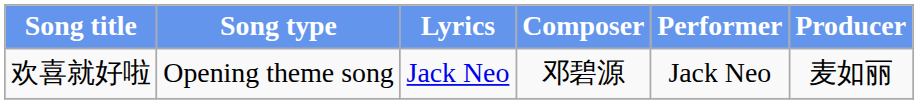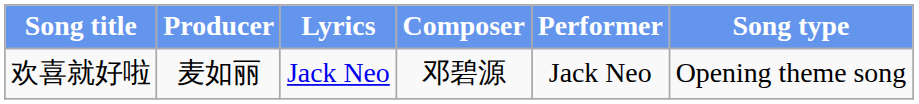columns swapped: (279, 26) <-> (851, 26)
